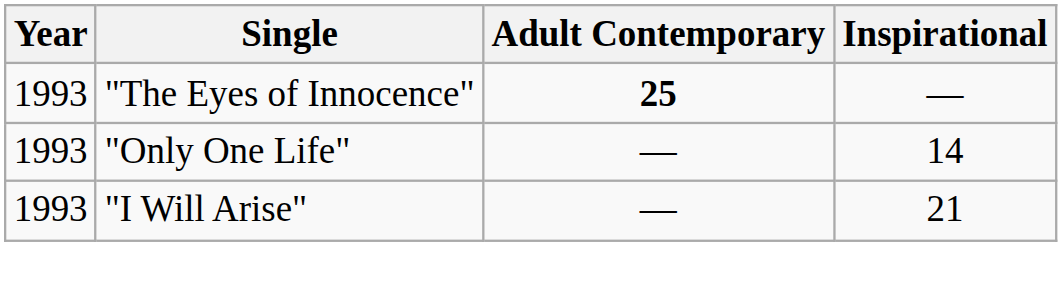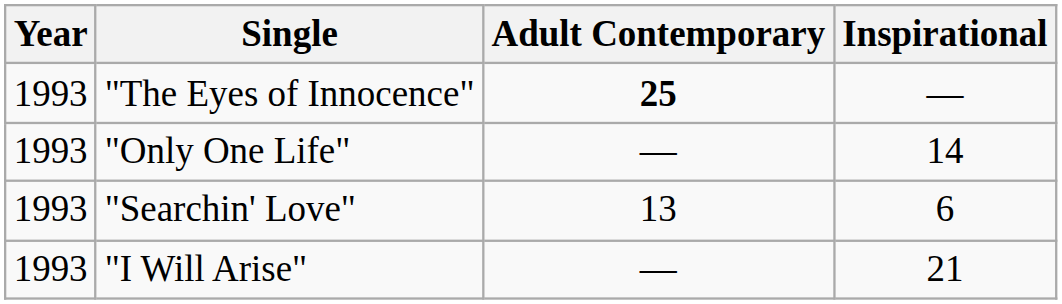+ row: (230, 209)
